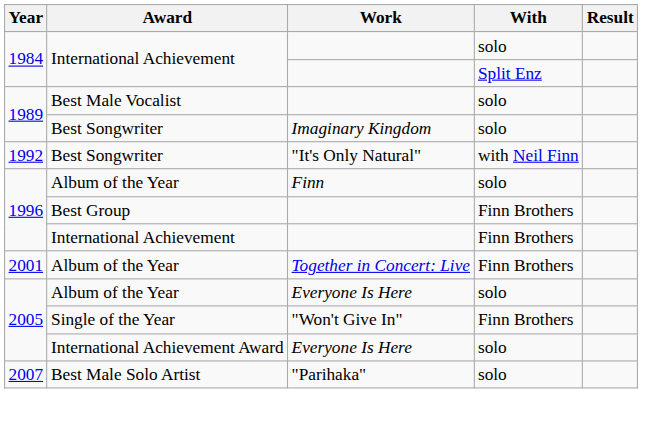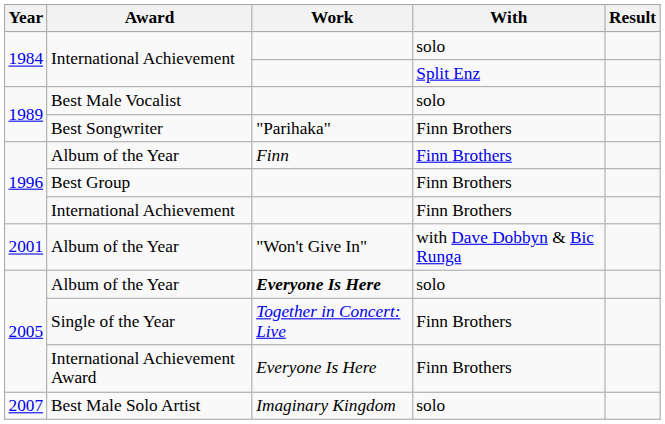(361, 127) Imaginary Kingdom -> (293, 127) "Parihaka"
(492, 127) solo -> (464, 127) Finn Brothers
- row: (26, 155)
(492, 182) solo -> (464, 155) Finn Brothers
(381, 264) Together in Concert: Live -> (312, 247) "Won't Give In"
(526, 264) Finn Brothers -> (505, 247) with Dave Dobbyn & Bic Runga
(352, 292) normal -> (319, 284) bold
(347, 319) "Won't Give In" -> (328, 321) Together in Concert: Live
(492, 347) solo -> (464, 368) Finn Brothers
(329, 374) "Parihaka" -> (326, 405) Imaginary Kingdom
